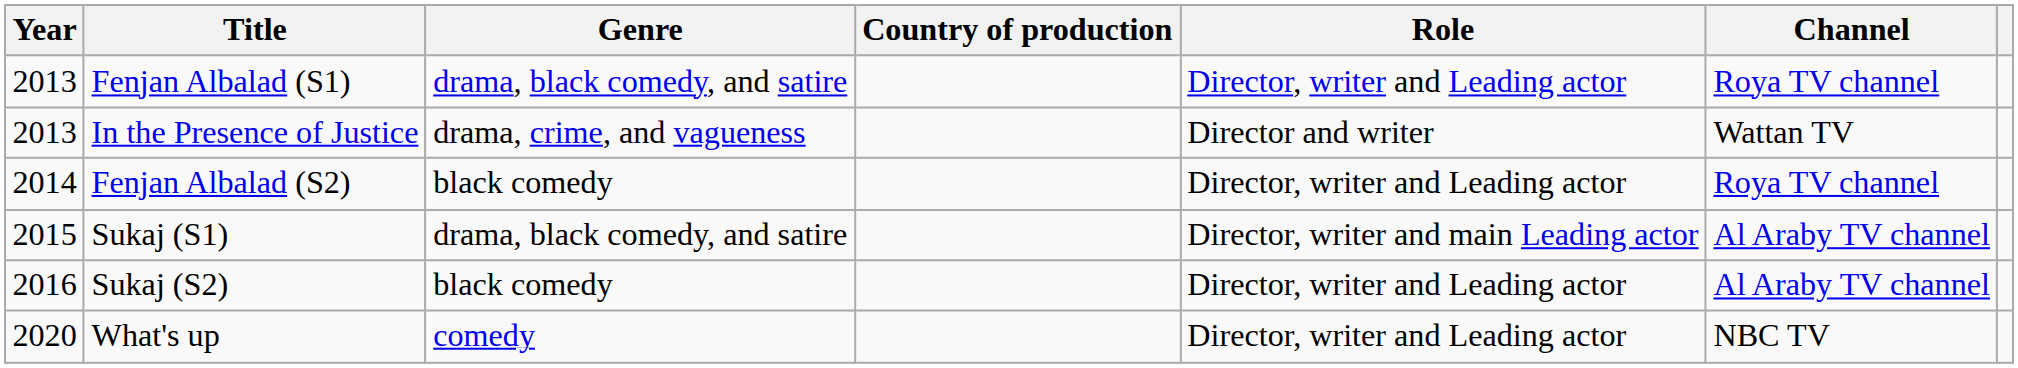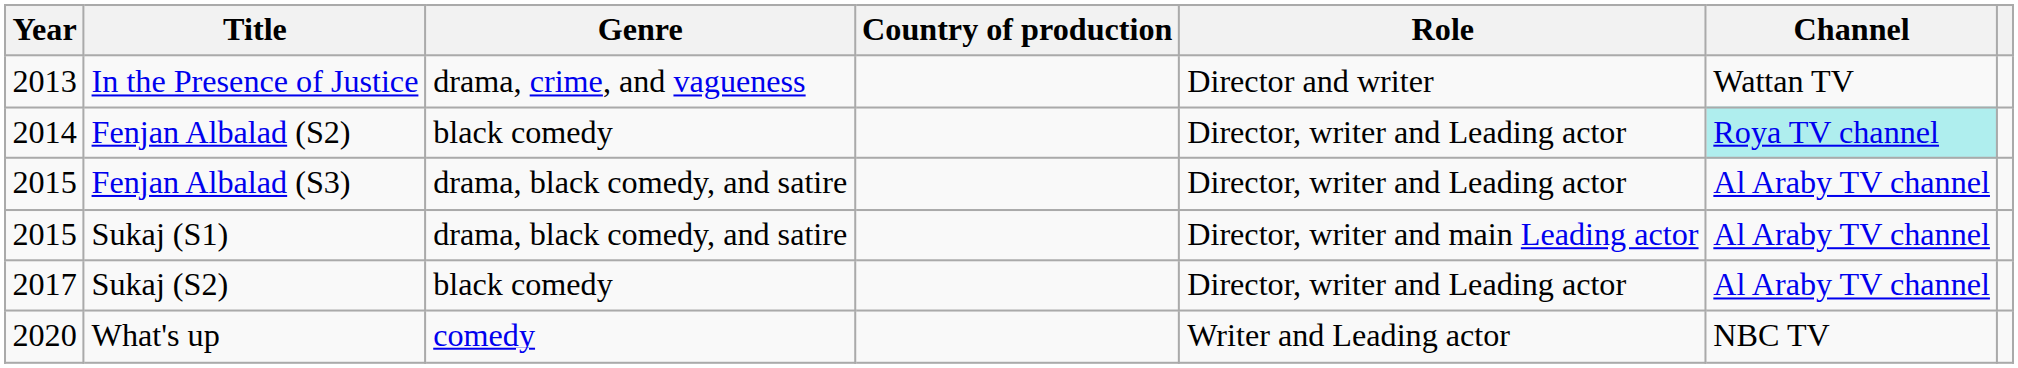- row: (221, 81)
(1826, 183) no background -> (1826, 132) paleturquoise background
+ row: (221, 183)
(45, 285) 2016 -> (45, 285) 2017
(1407, 336) Director, writer and Leading actor -> (1349, 336) Writer and Leading actor
